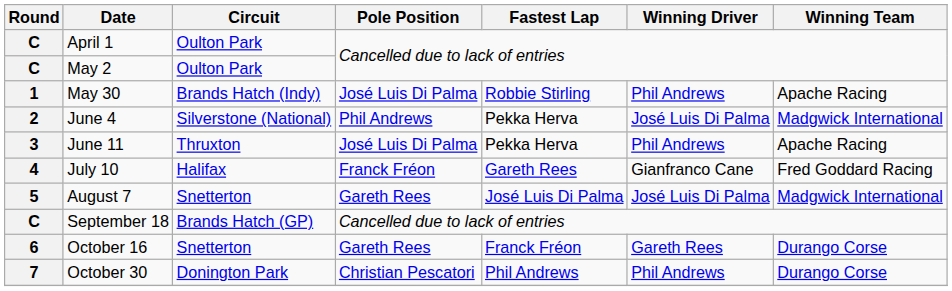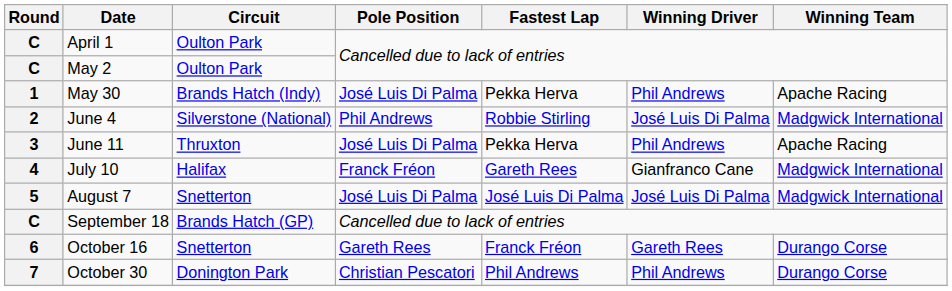(538, 93) Robbie Stirling -> (531, 93) Pekka Herva
(531, 119) Pekka Herva -> (538, 119) Robbie Stirling
(855, 170) Fred Goddard Racing -> (860, 170) Madgwick International
(385, 196) Gareth Rees -> (408, 196) José Luis Di Palma
